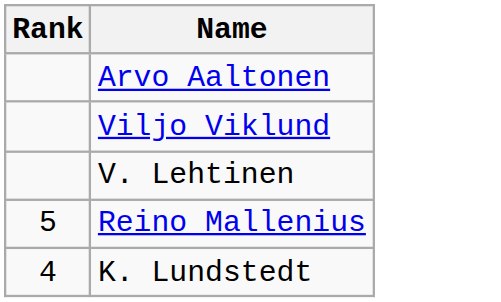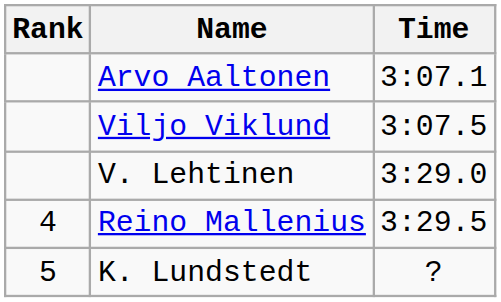+ column: (434, 29)
(48, 223) 5 -> (48, 223) 4
(48, 272) 4 -> (48, 272) 5
